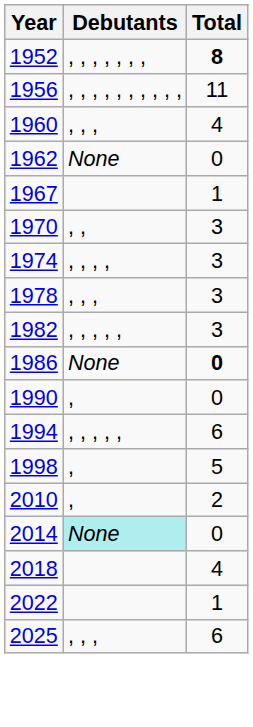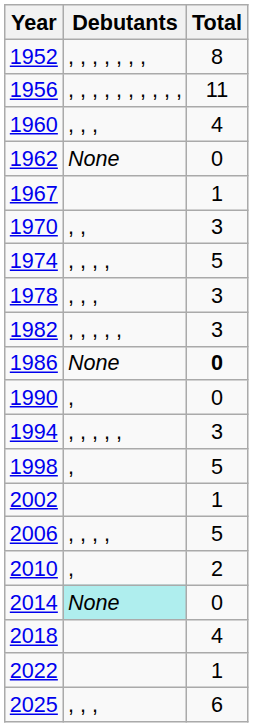(217, 56) bold -> (217, 56) normal
(217, 261) 3 -> (217, 261) 5
(217, 432) 6 -> (217, 432) 3
+ row: (34, 500)
+ row: (34, 534)
